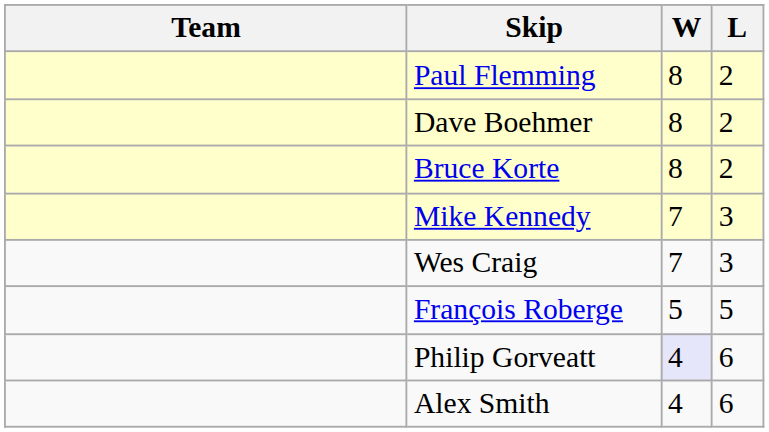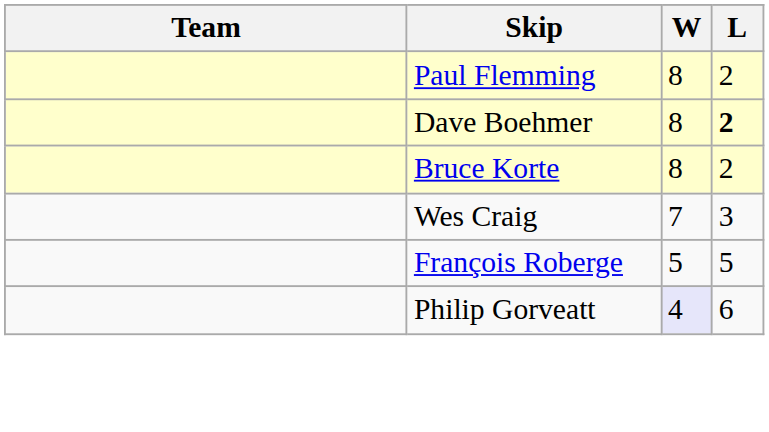(726, 121) normal -> (726, 121) bold
- row: (502, 215)
- row: (482, 403)
